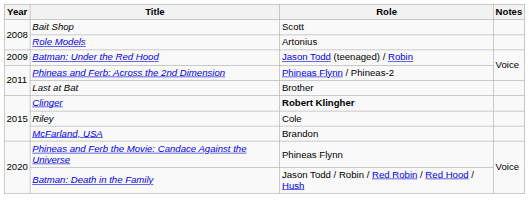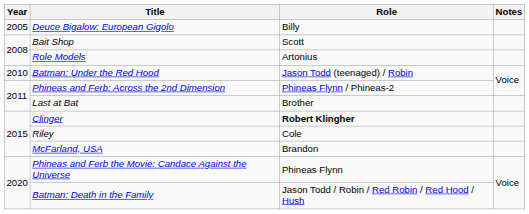+ row: (103, 27)
(17, 57) 2009 -> (17, 73) 2010
